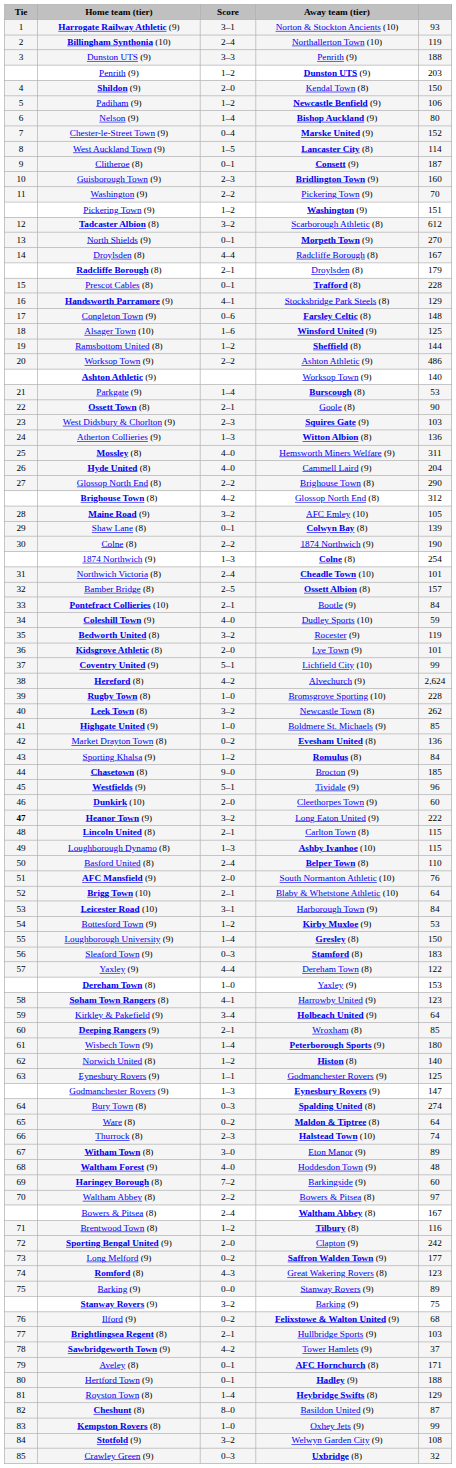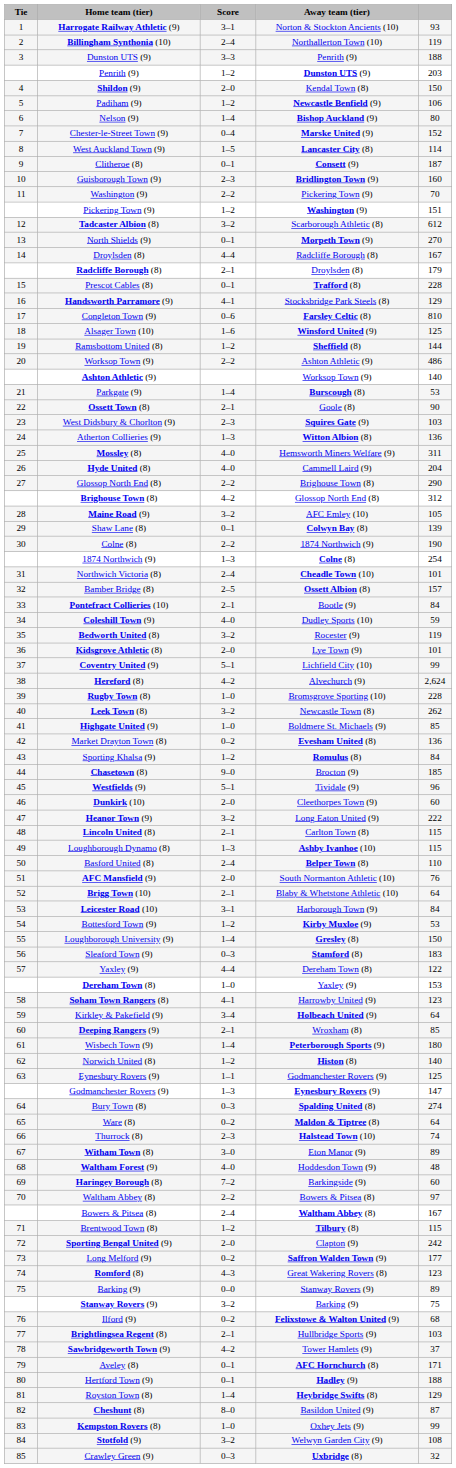(435, 316) 148 -> (435, 316) 810
(21, 818) bold -> (21, 818) normal
(435, 1228) 116 -> (435, 1228) 115
